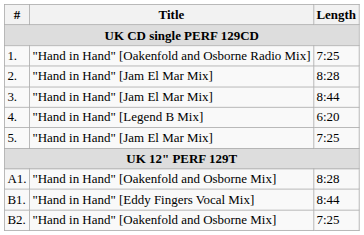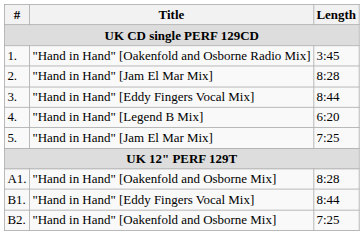(328, 55) 7:25 -> (328, 55) 3:45
(123, 96) "Hand in Hand" [Jam El Mar Mix] -> (143, 96) "Hand in Hand" [Eddy Fingers Vocal Mix]
